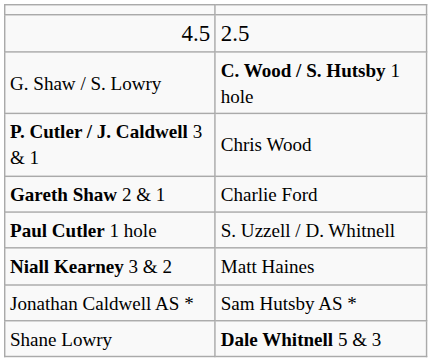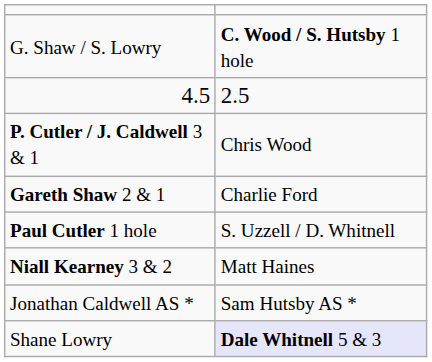rows swapped: (196, 33) <-> (86, 83)
(301, 340) no background -> (301, 340) lavender background
